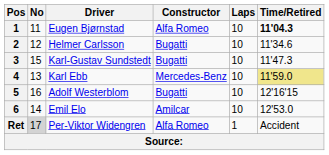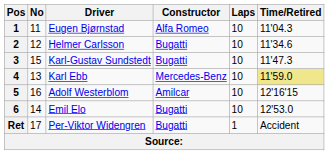(276, 29) bold -> (276, 29) normal
(171, 93) Bugatti -> (172, 93) Amilcar
(172, 109) Amilcar -> (171, 109) Bugatti
(36, 125) lightgrey background -> (36, 125) no background
(182, 125) Alfa Romeo -> (171, 125) Bugatti
